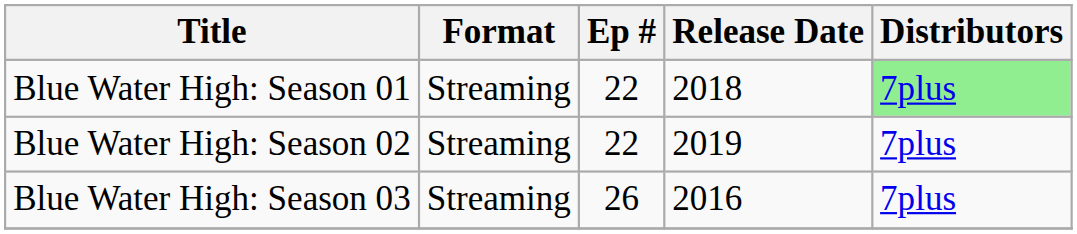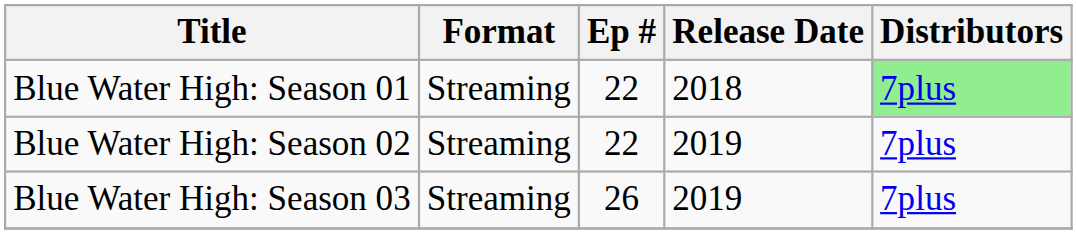(707, 198) 2016 -> (707, 198) 2019
